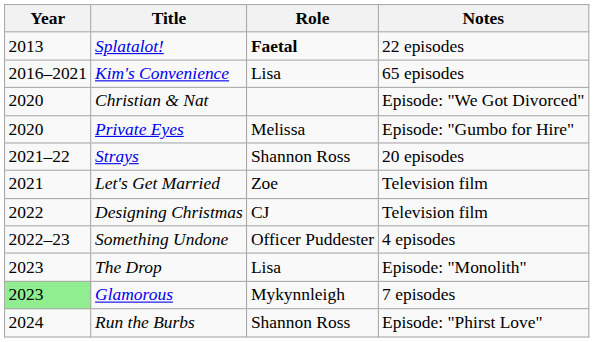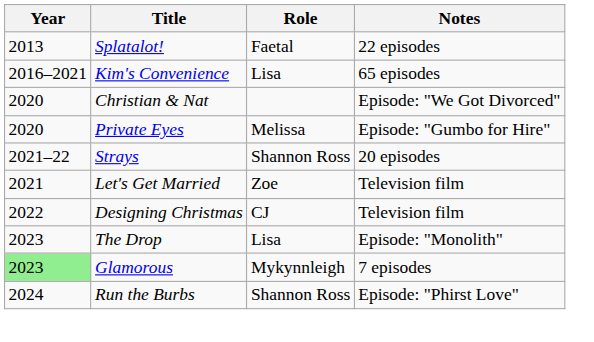(274, 45) bold -> (272, 45) normal
- row: (162, 239)
